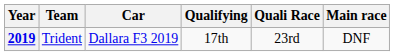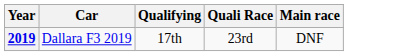- column: (62, 16)
